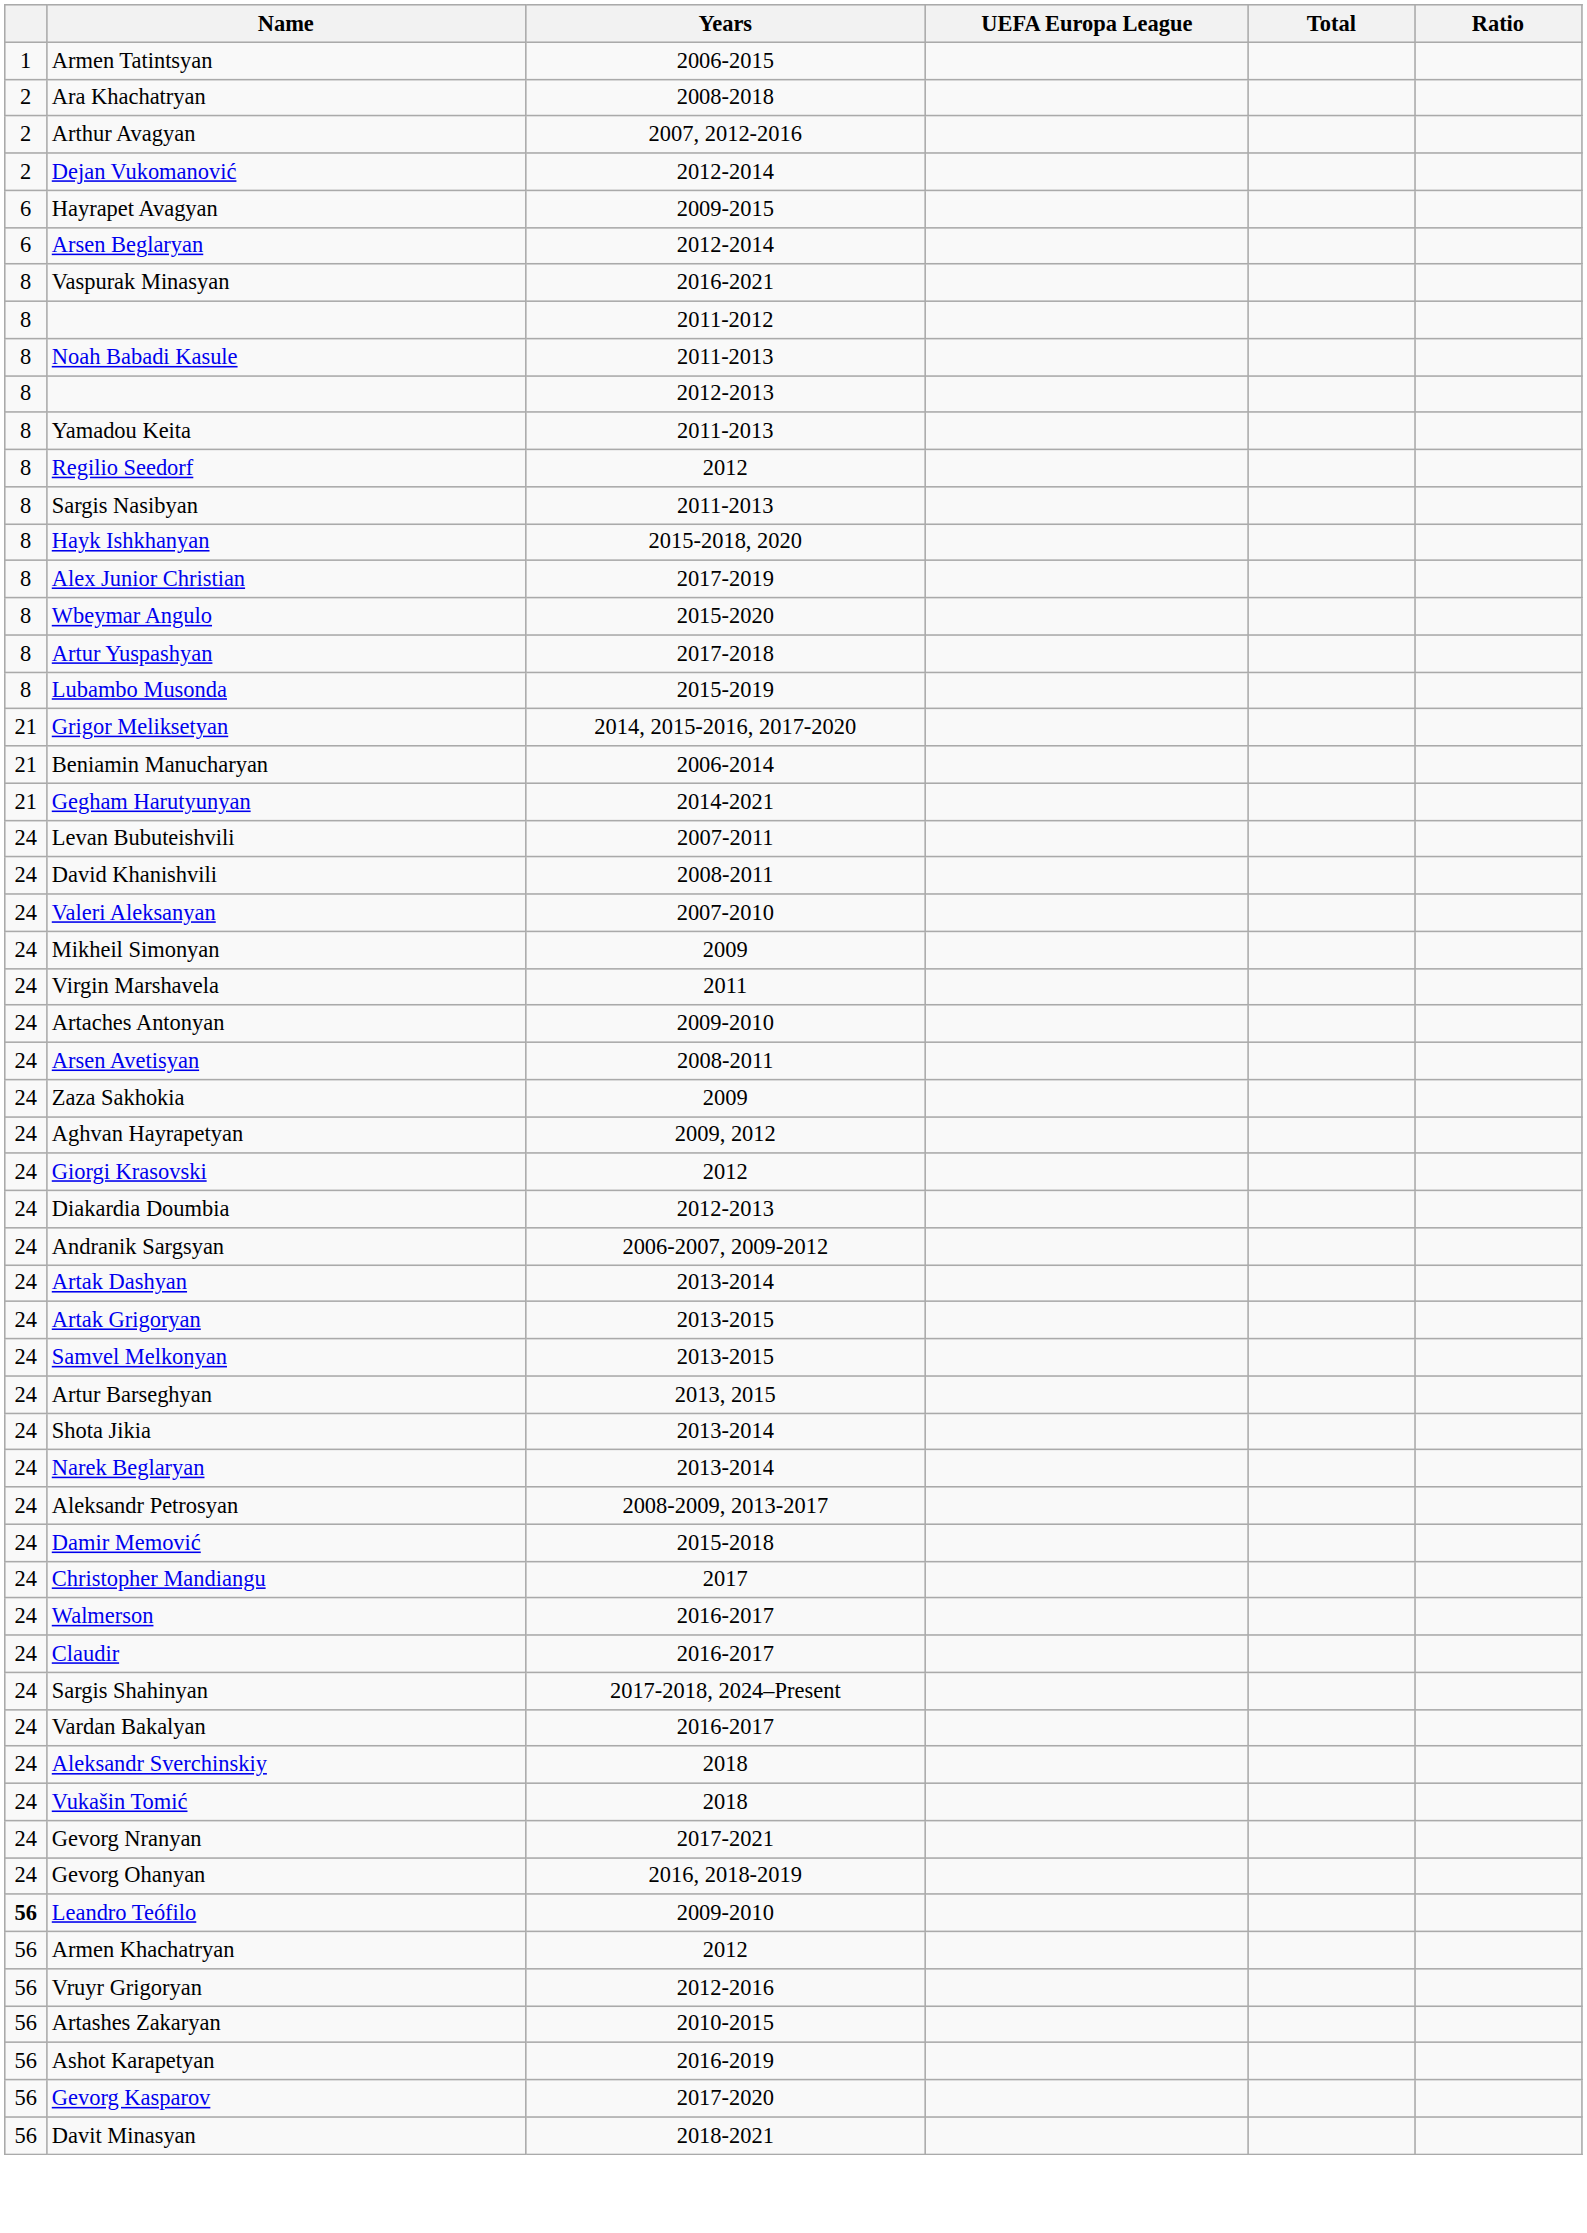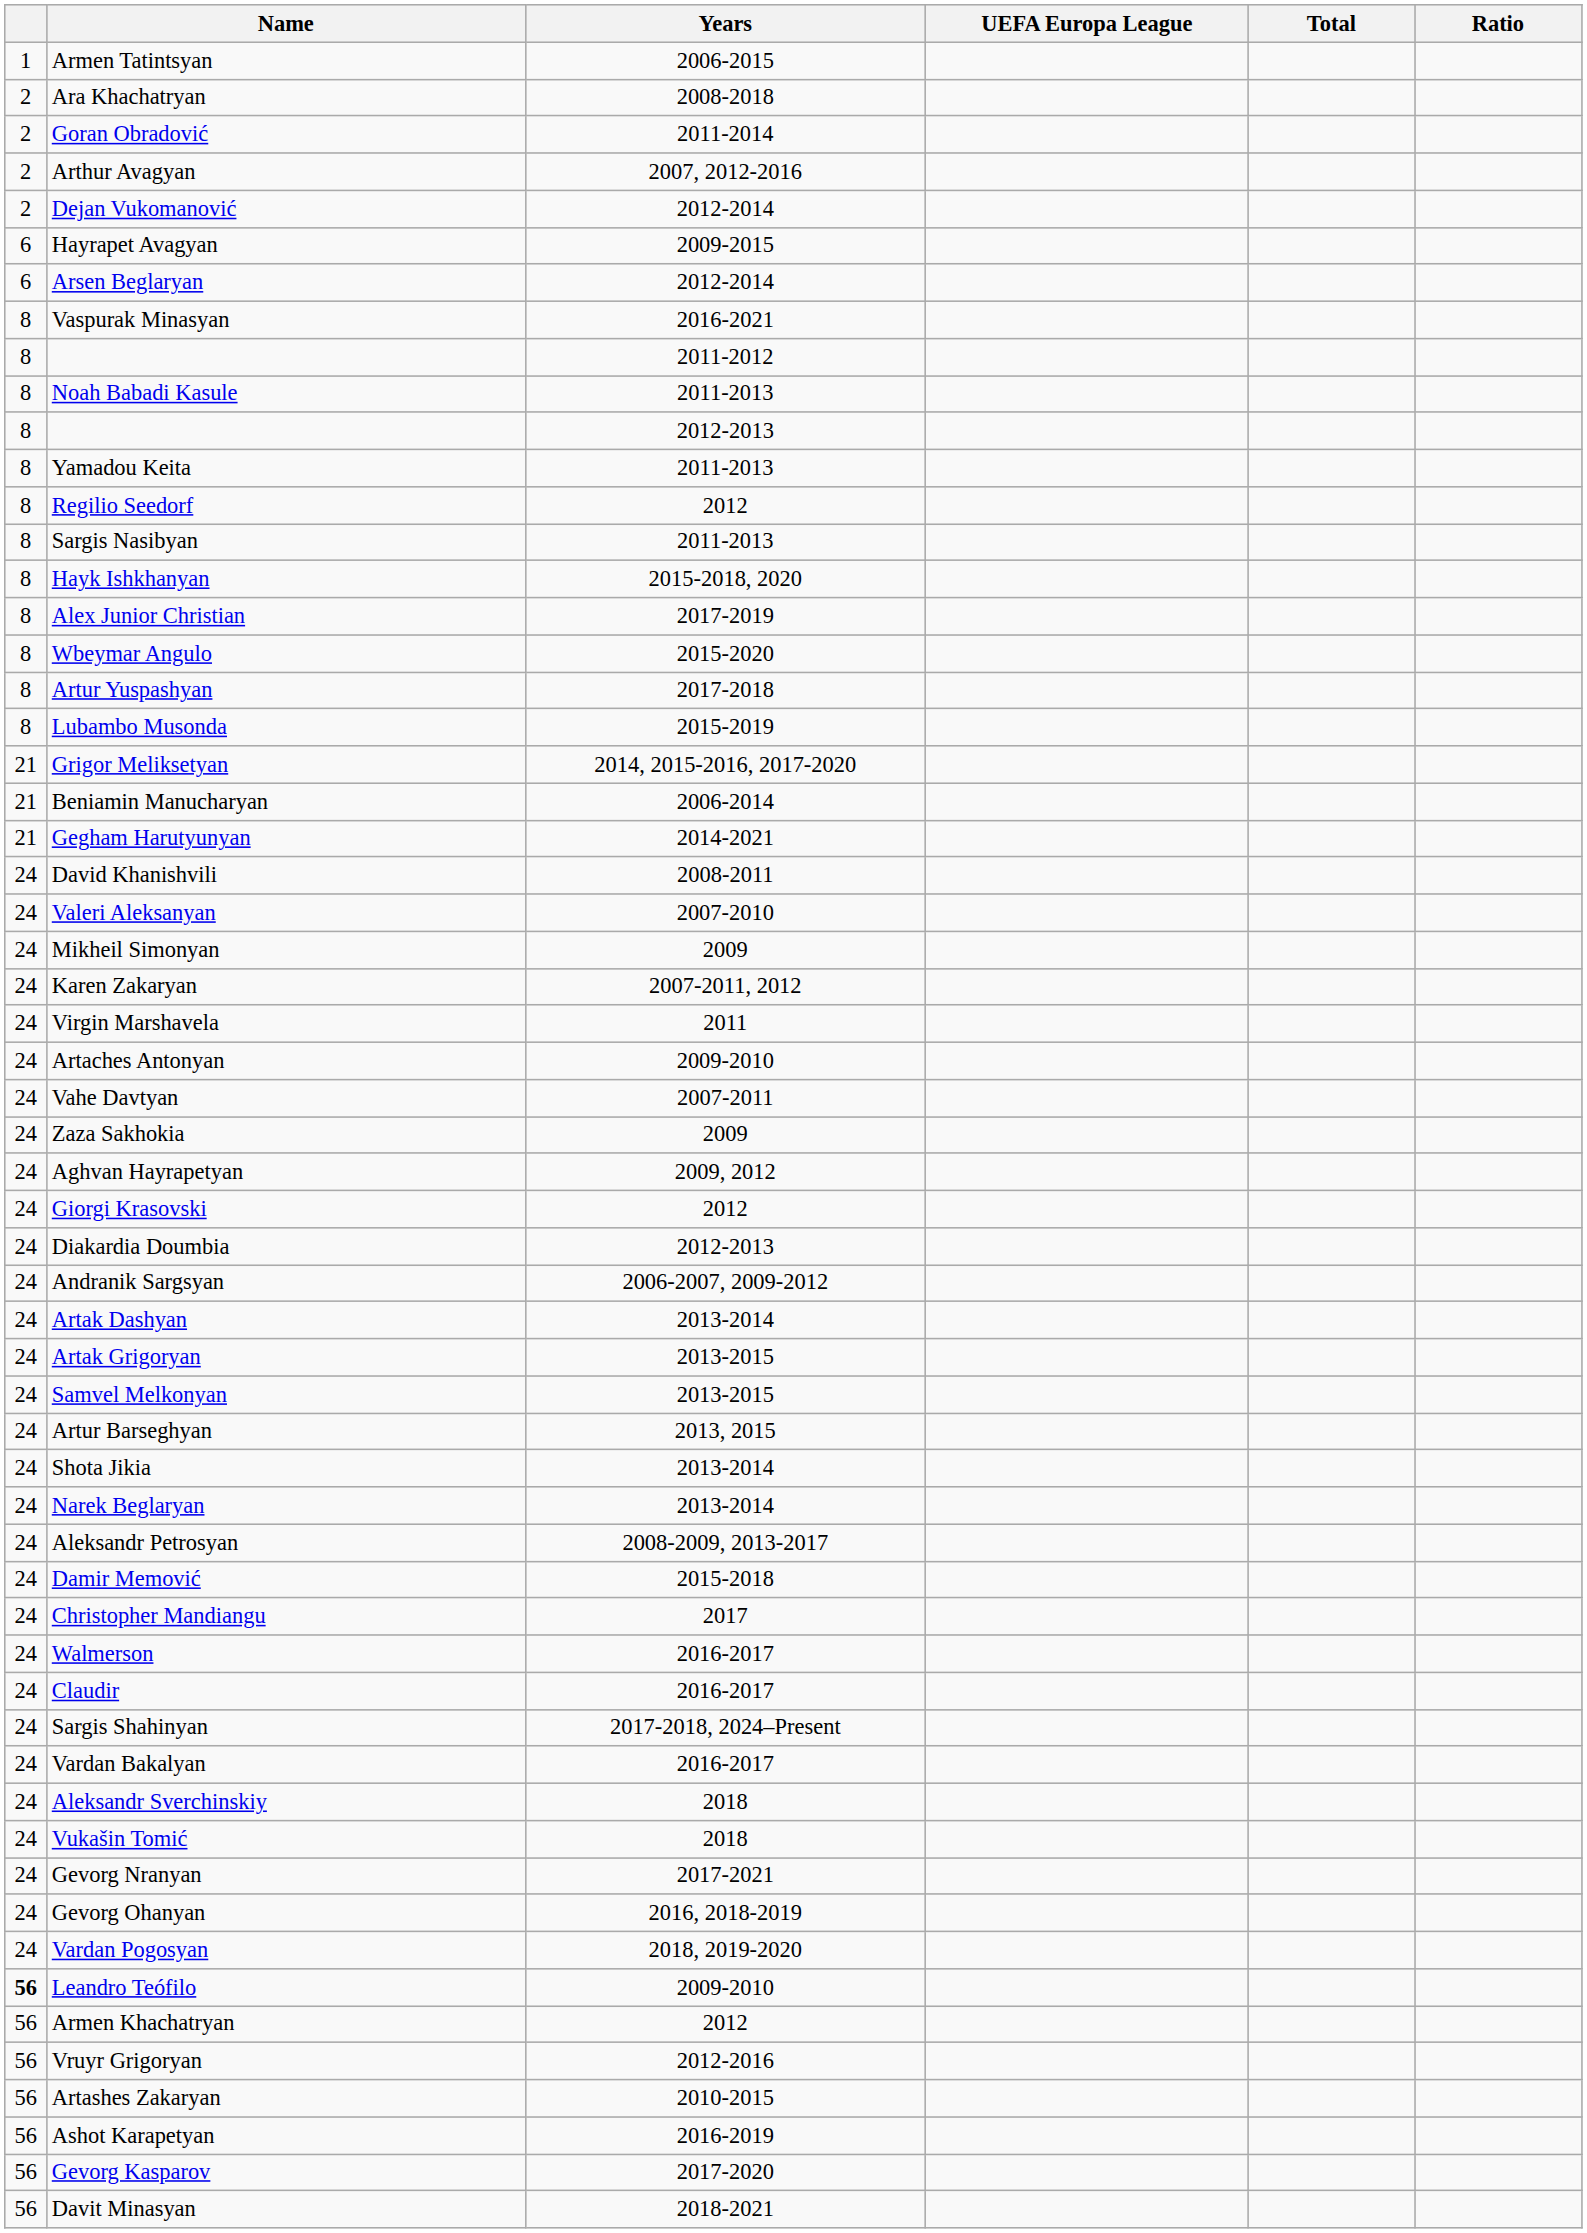+ row: (130, 134)
- row: (143, 838)
+ row: (124, 986)
- row: (125, 1060)
+ row: (115, 1097)
+ row: (130, 1950)
